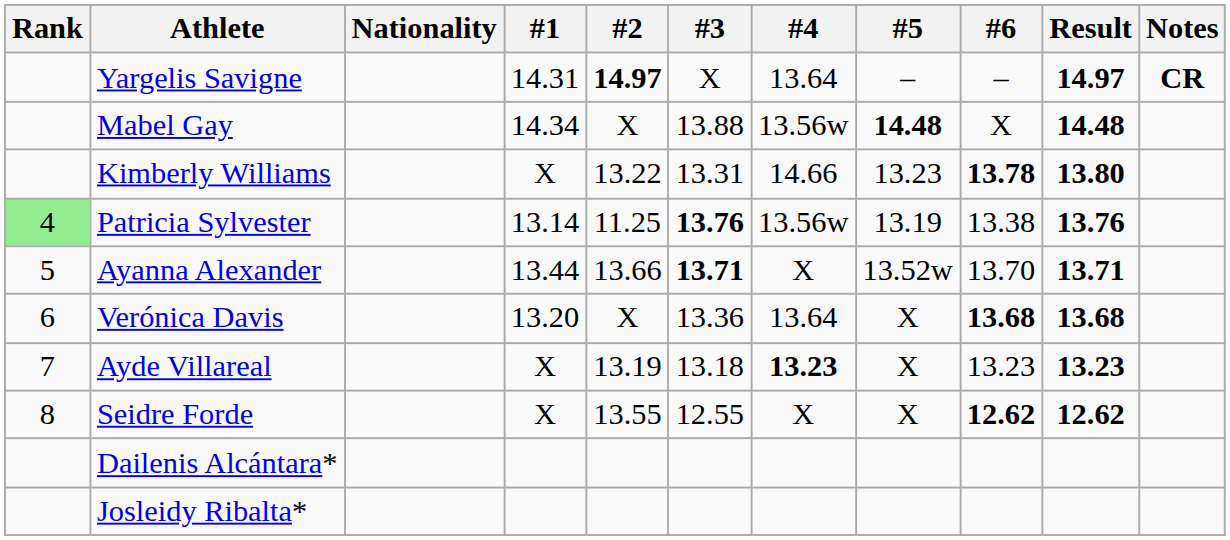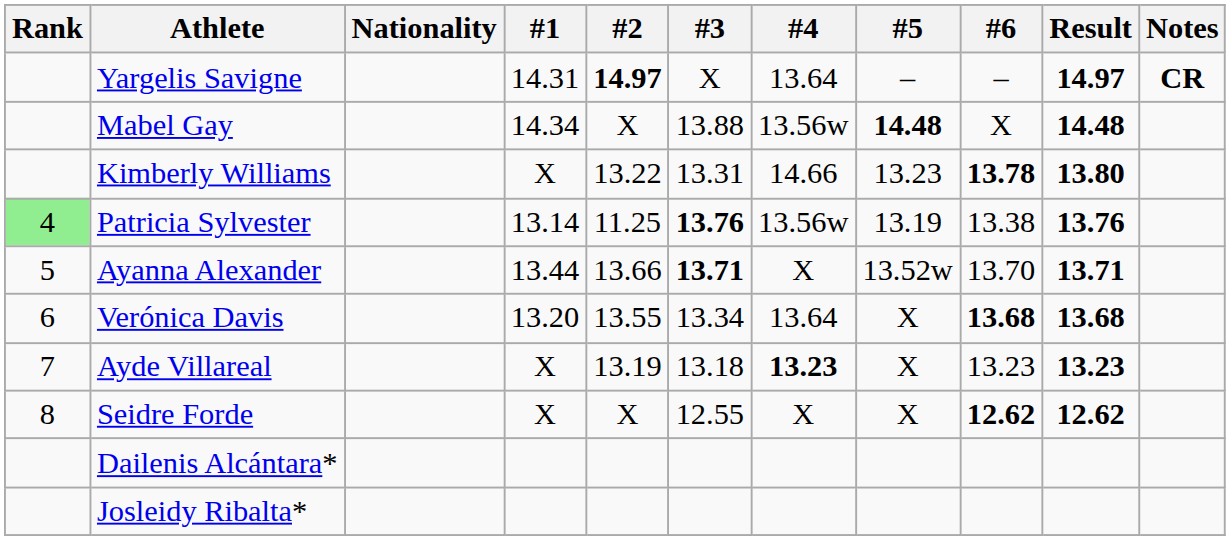(627, 317) X -> (627, 317) 13.55
(710, 317) 13.36 -> (710, 317) 13.34
(627, 414) 13.55 -> (627, 414) X
